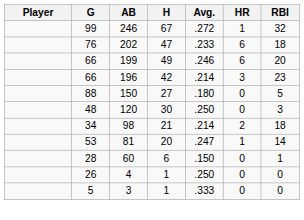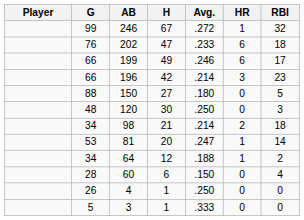(280, 61) 20 -> (280, 61) 17
+ row: (129, 158)
(280, 158) 1 -> (280, 175) 4
